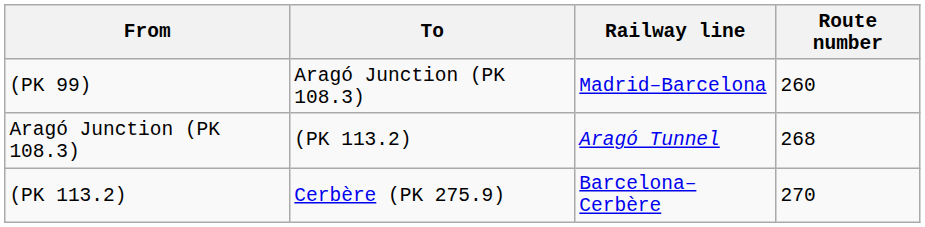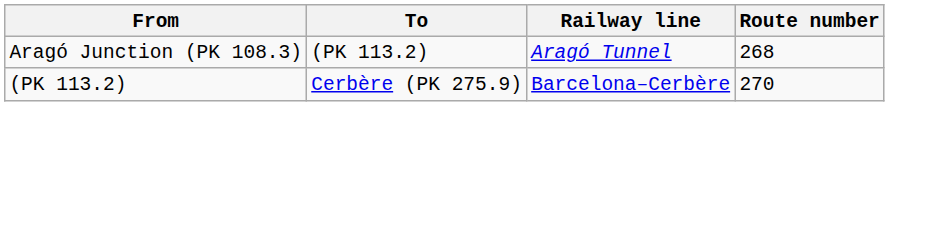- row: (50, 86)
